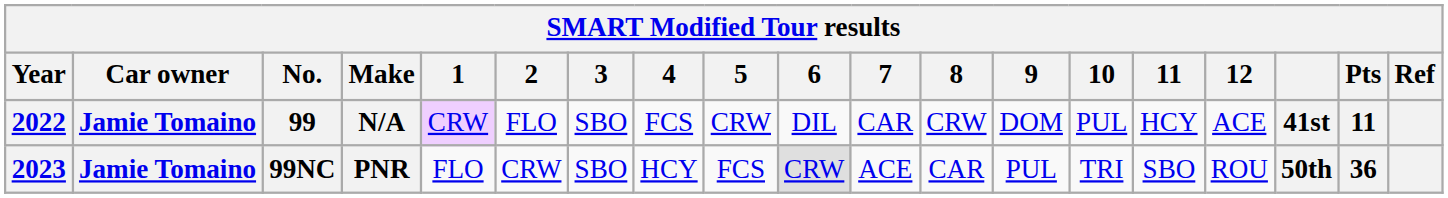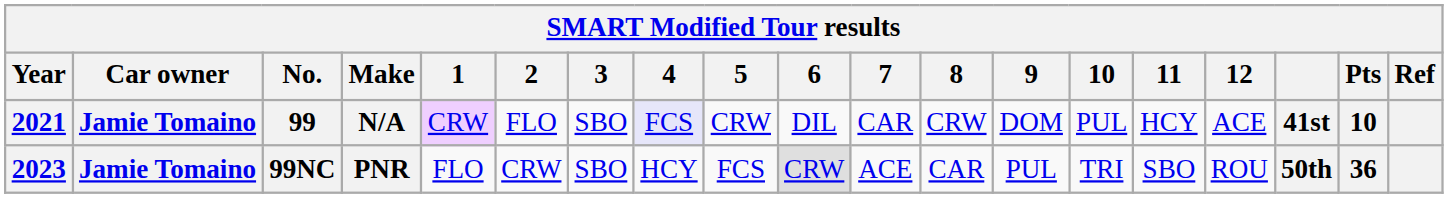(39, 121) 2022 -> (39, 121) 2021
(669, 121) no background -> (669, 121) lavender background
(1363, 121) 11 -> (1363, 121) 10
